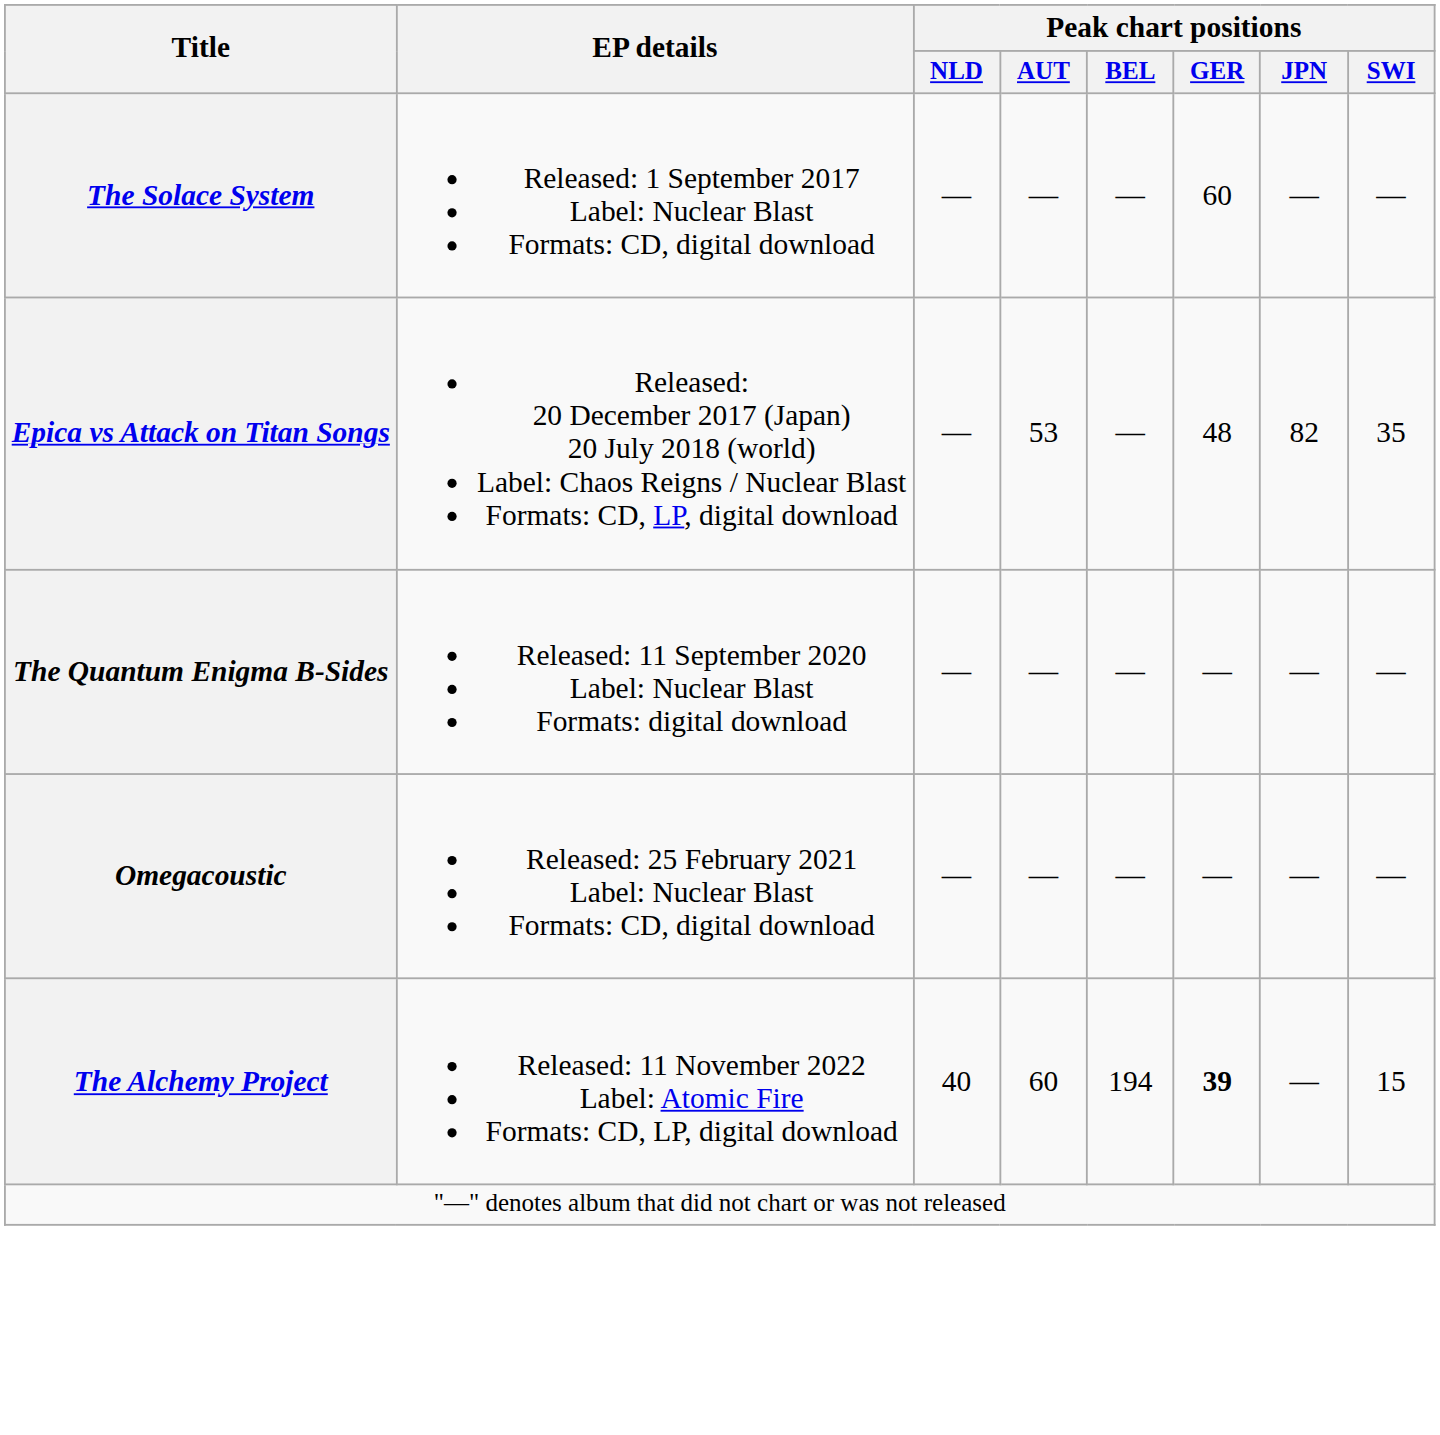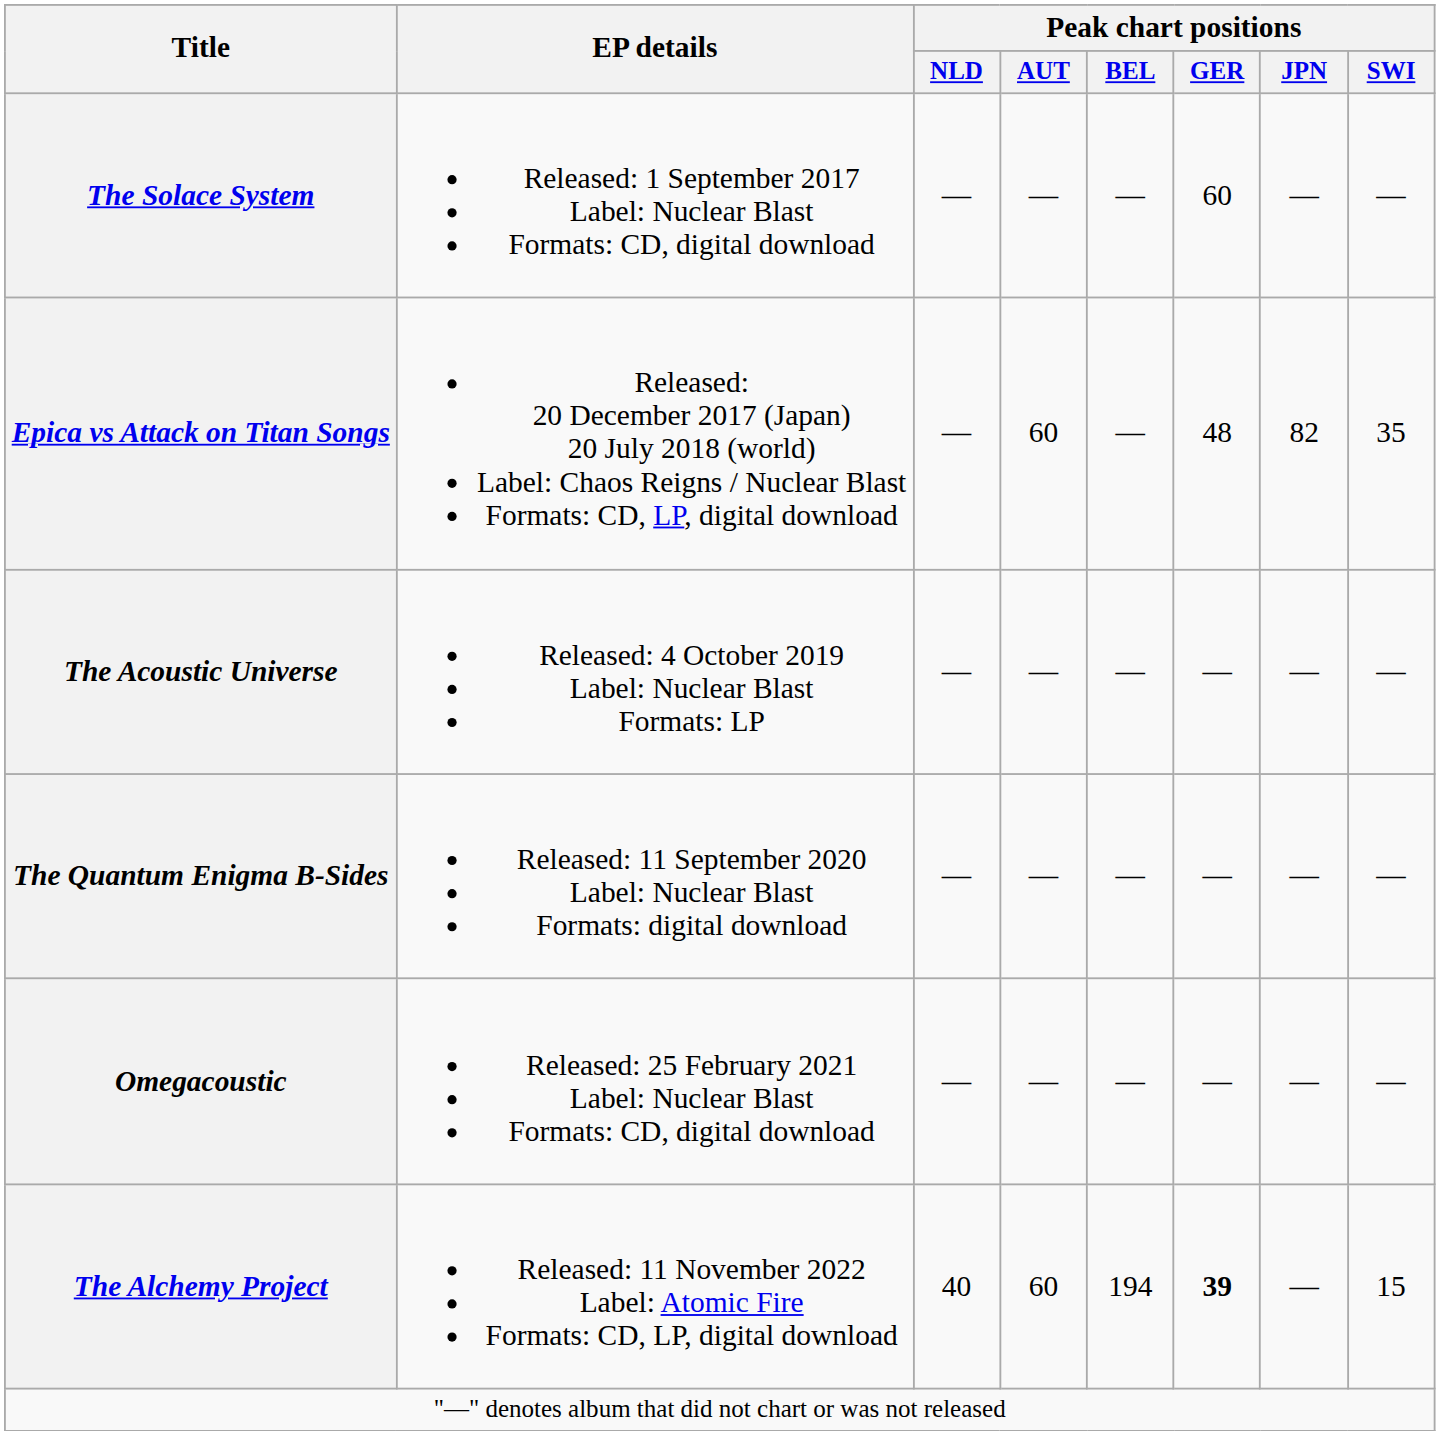(1043, 432) 53 -> (1043, 432) 60
+ row: (201, 671)
